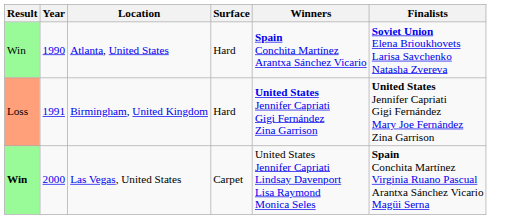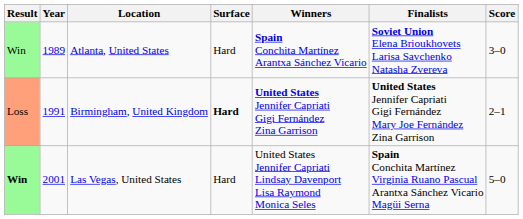+ column: (502, 13)
(54, 50) 1990 -> (54, 50) 1989
(224, 111) normal -> (226, 111) bold
(54, 180) 2000 -> (54, 180) 2001
(228, 180) Carpet -> (224, 180) Hard
